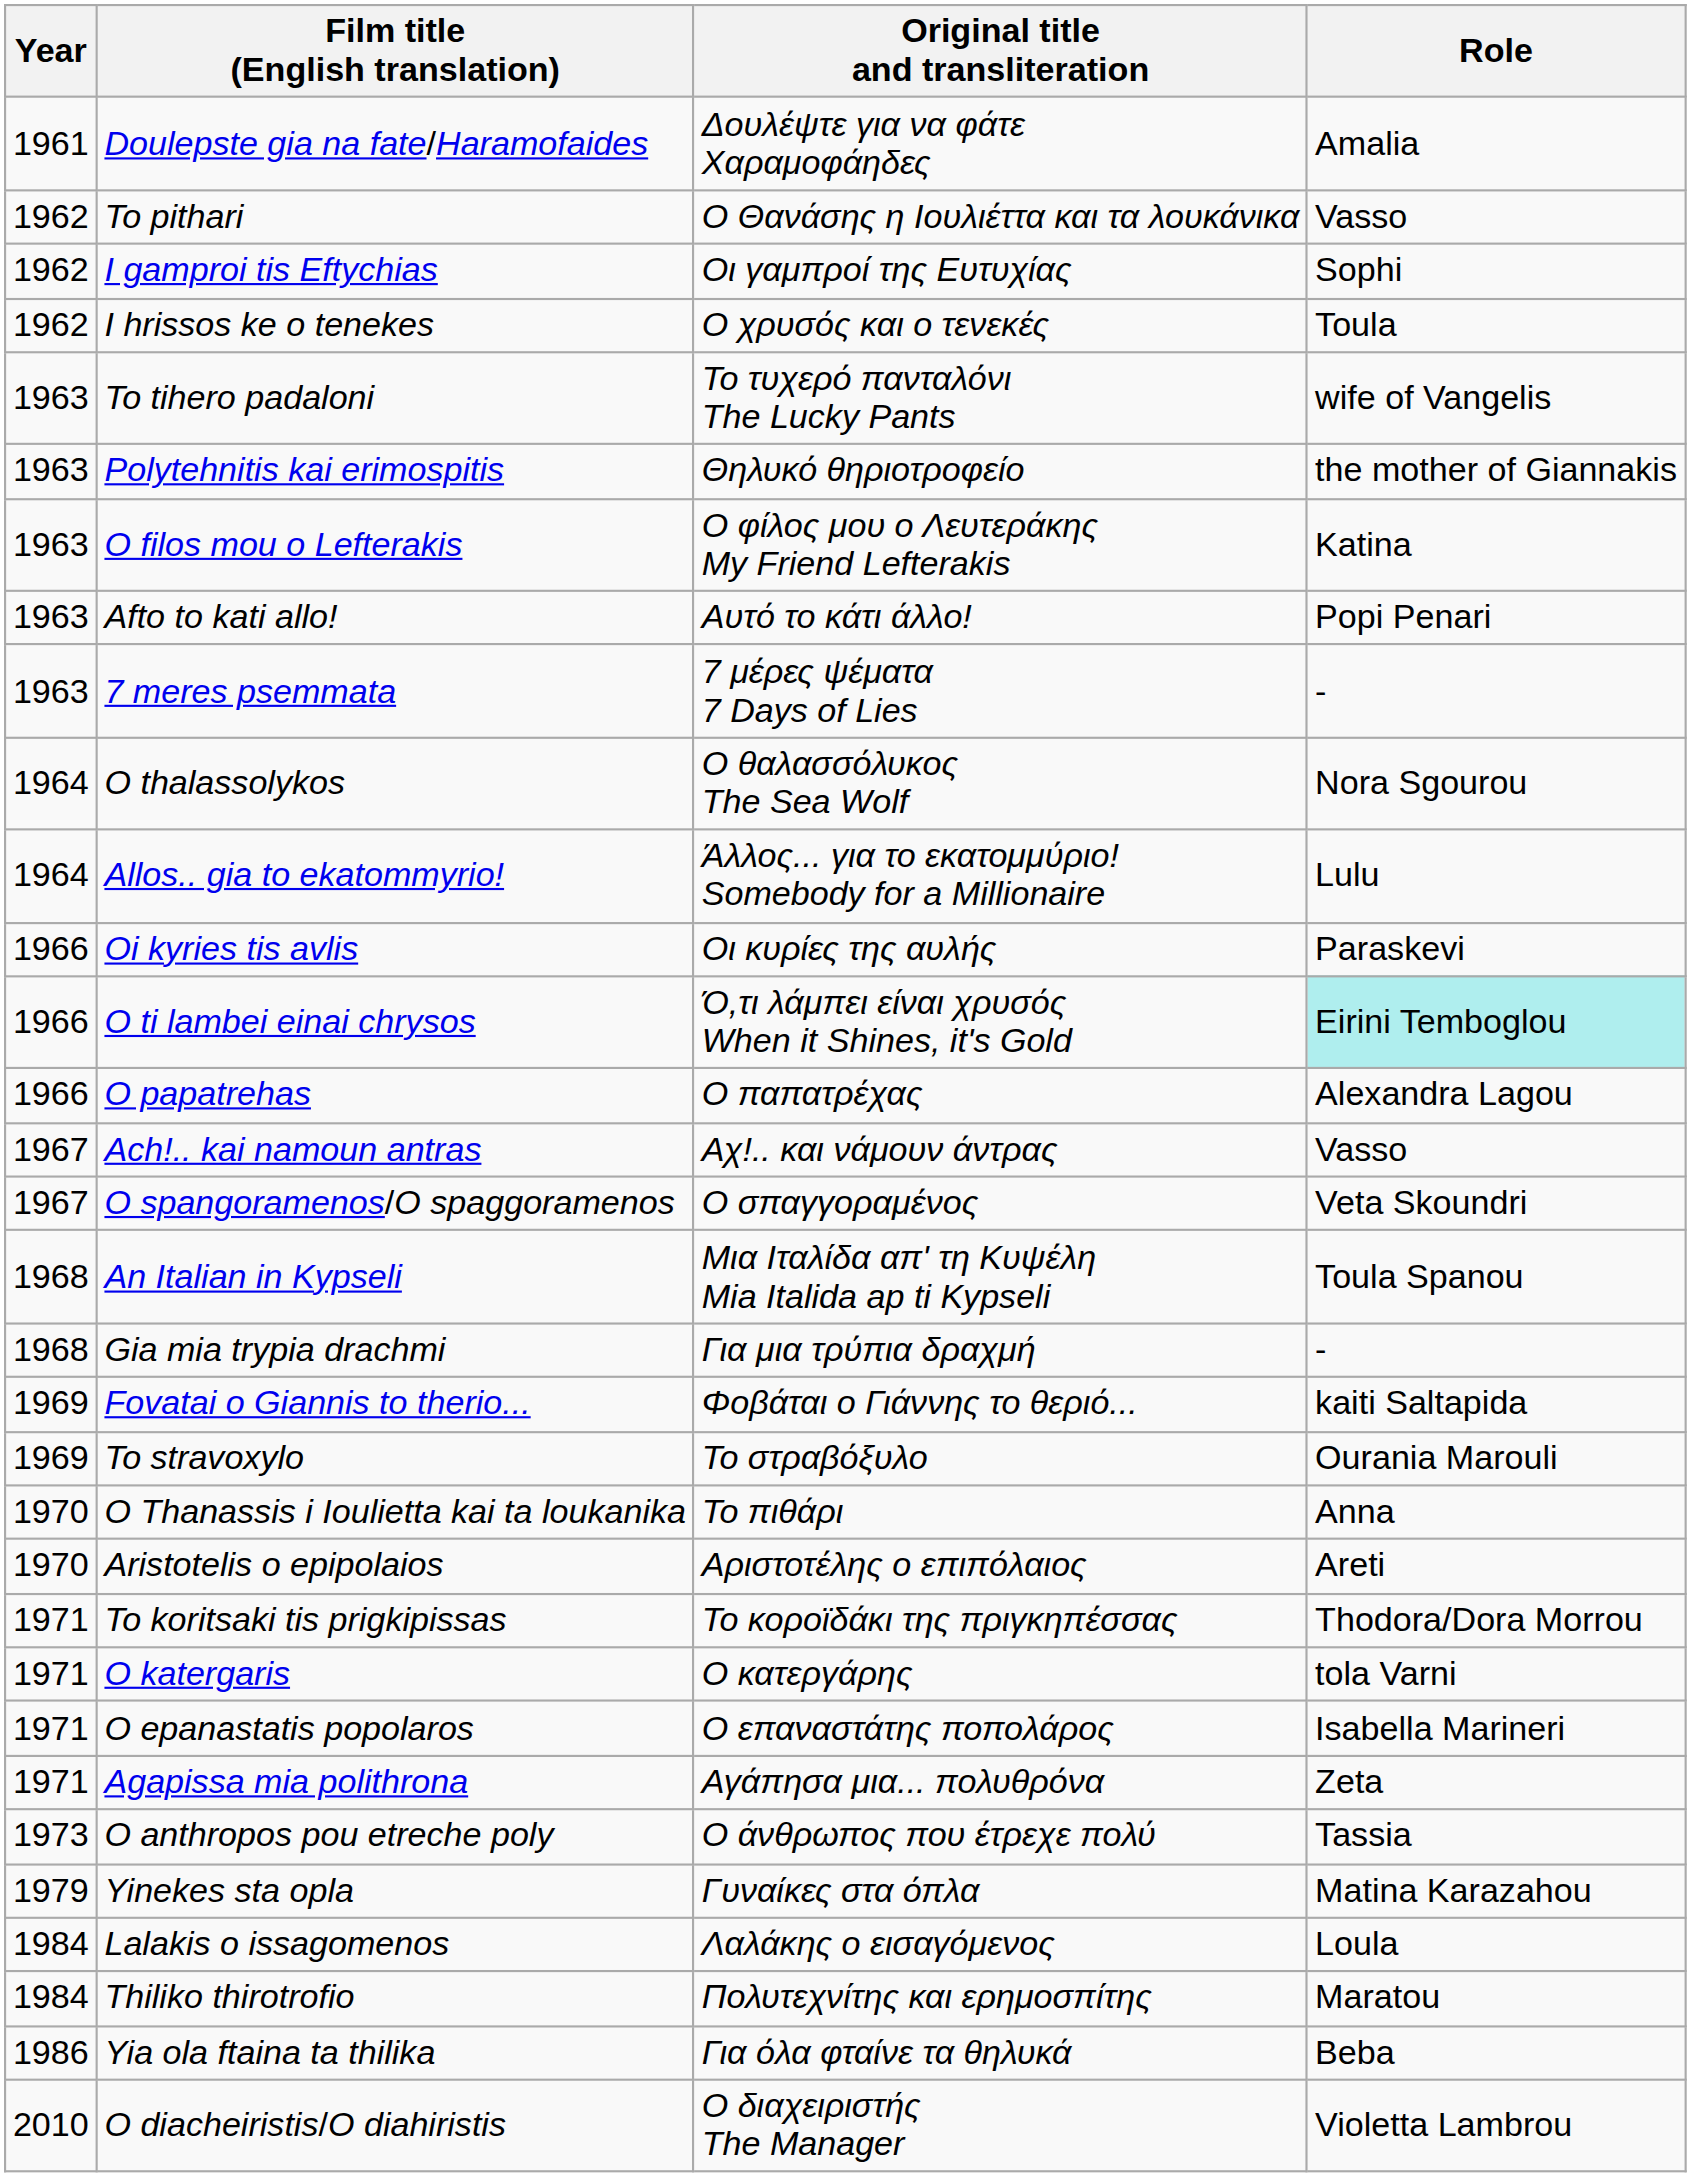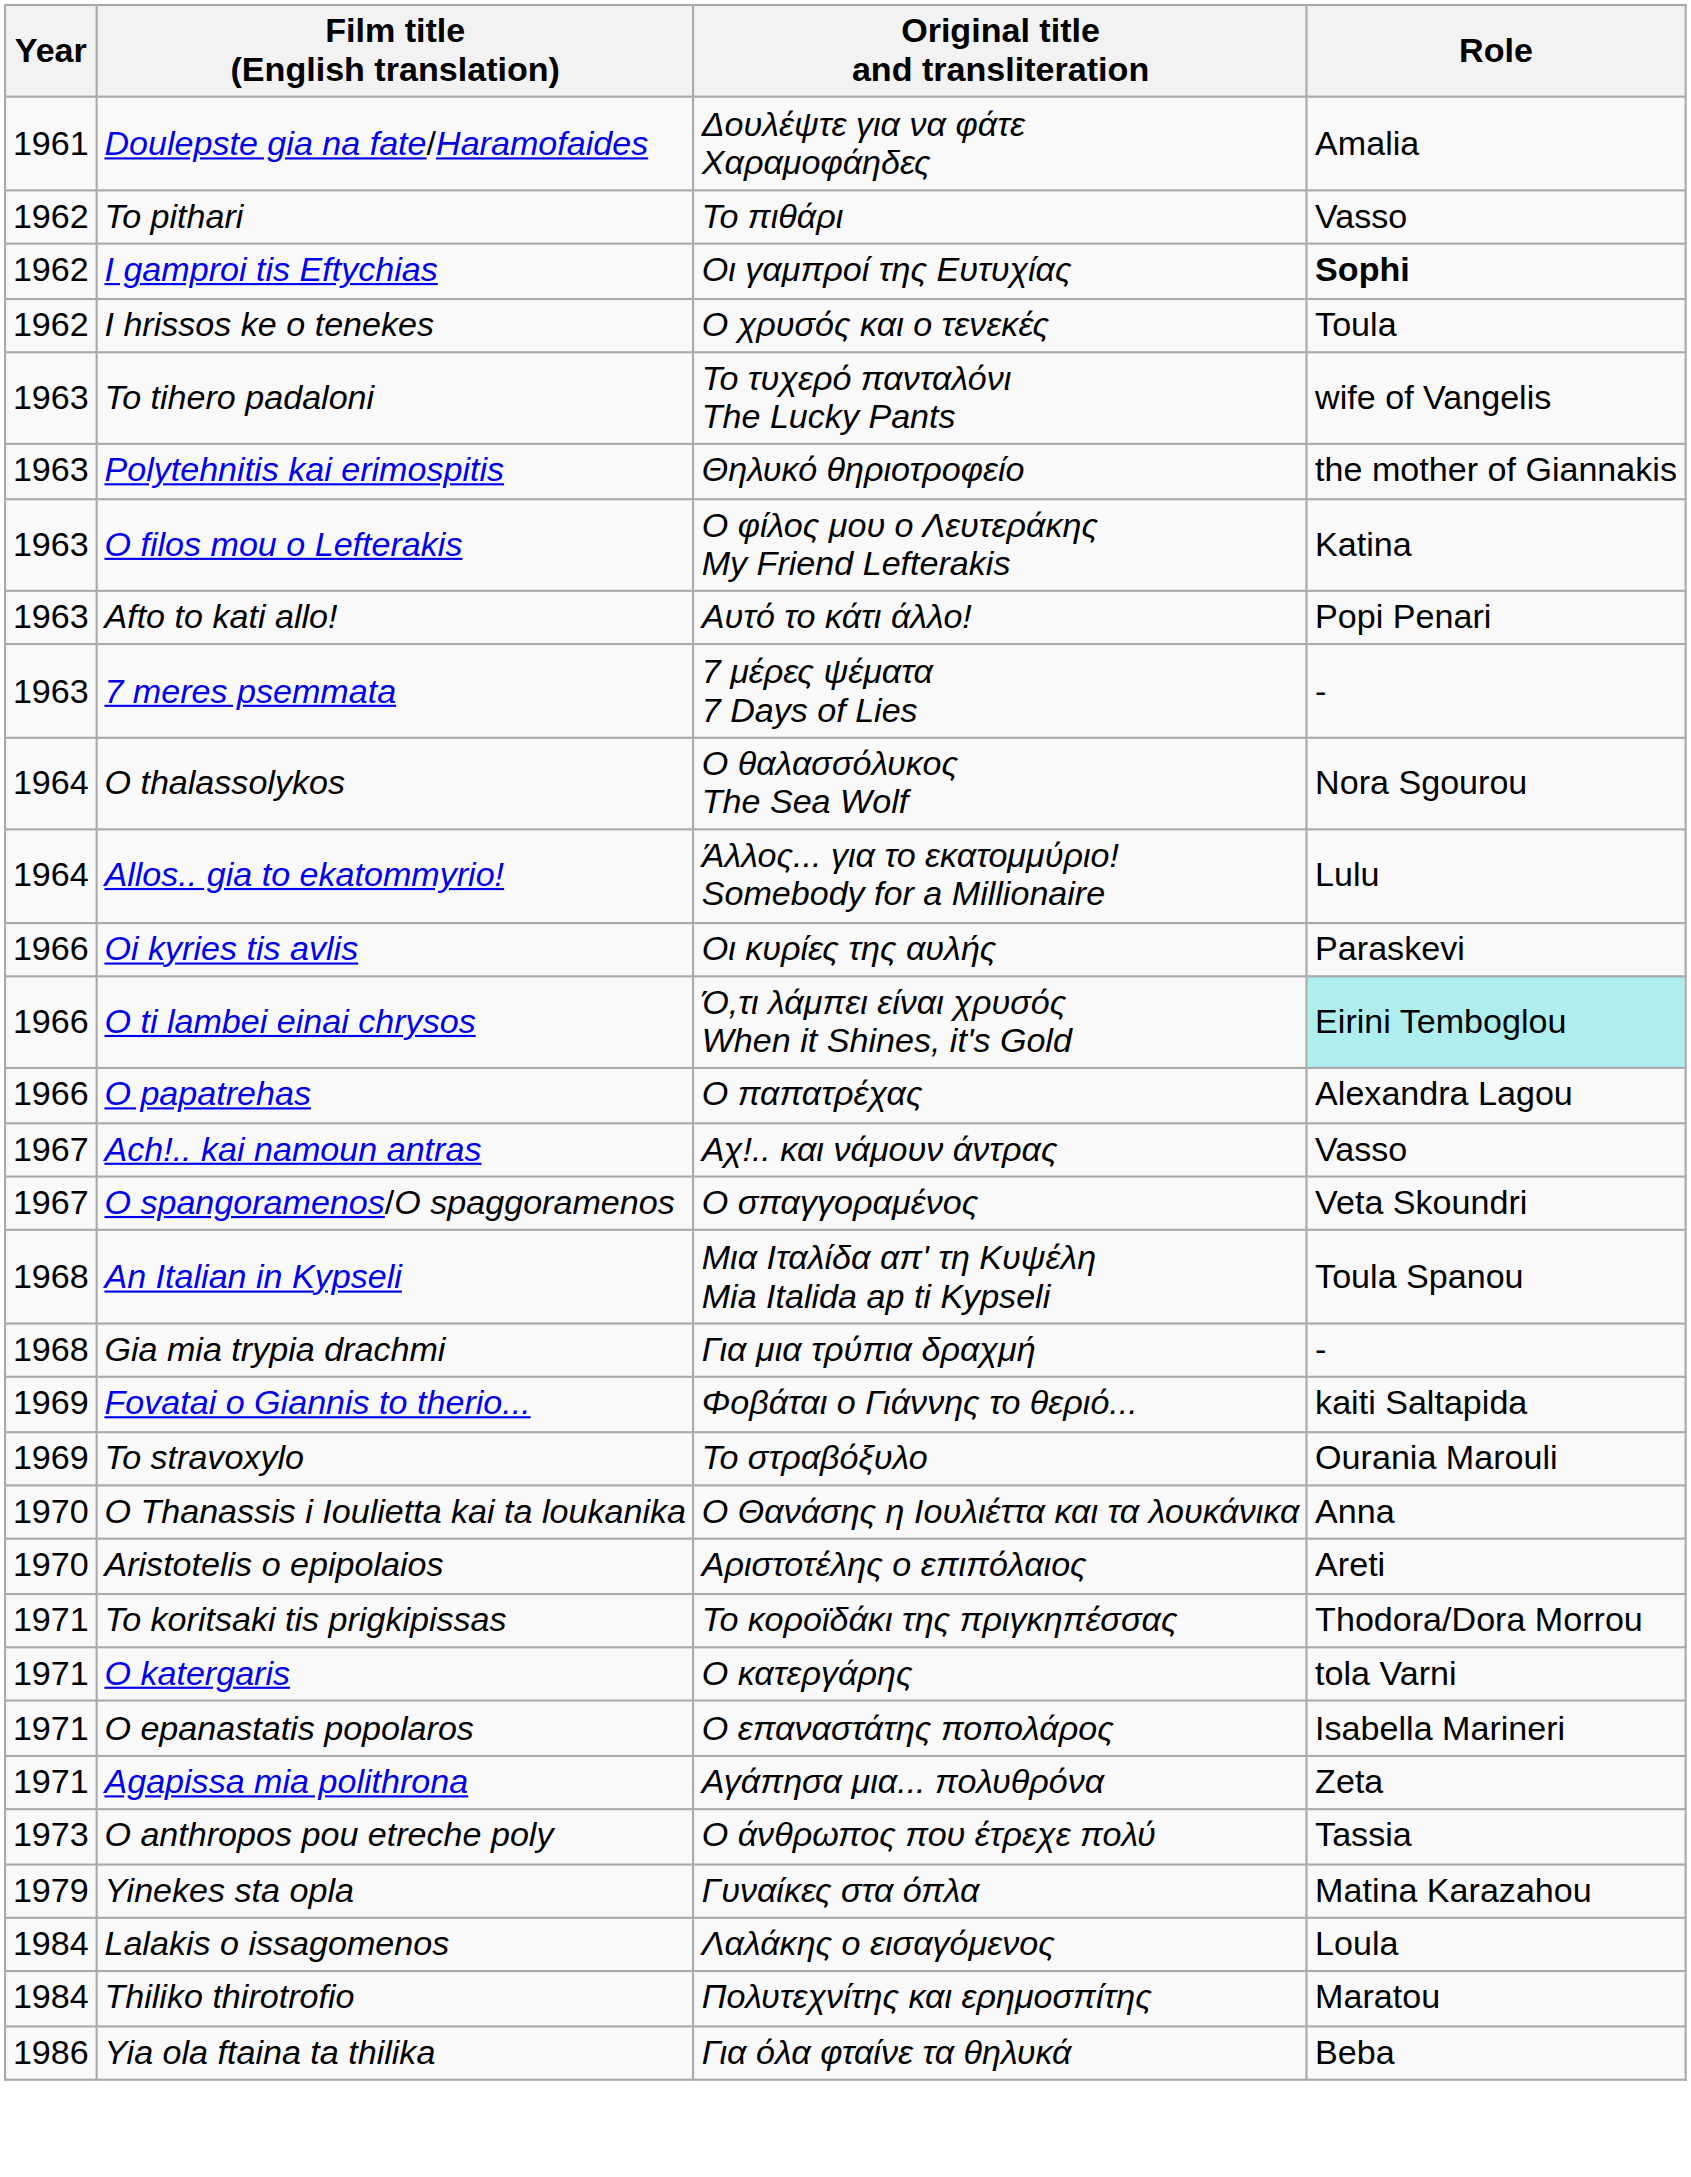(1001, 216) Ο Θανάσης η Ιουλιέττα και τα λουκάνικα -> (772, 216) Το πιθάρι
(1359, 270) normal -> (1362, 270) bold
(772, 1511) Το πιθάρι -> (1001, 1511) Ο Θανάσης η Ιουλιέττα και τα λουκάνικα
- row: (305, 2125)
